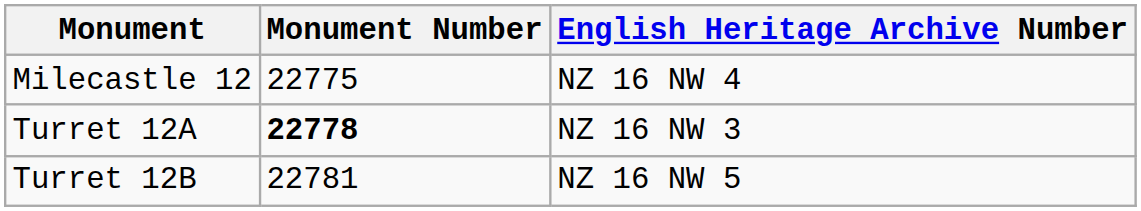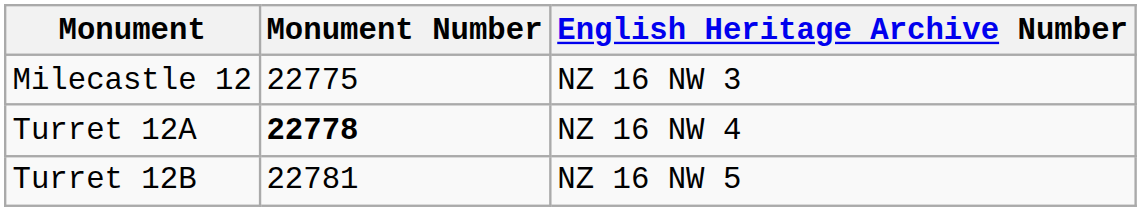(649, 80) NZ 16 NW 4 -> (649, 80) NZ 16 NW 3
(649, 130) NZ 16 NW 3 -> (649, 130) NZ 16 NW 4
